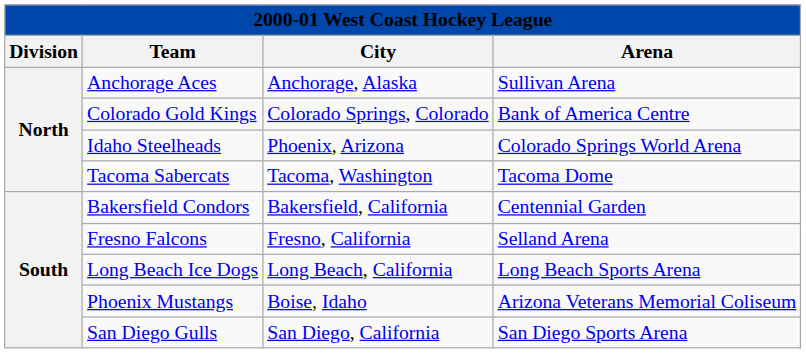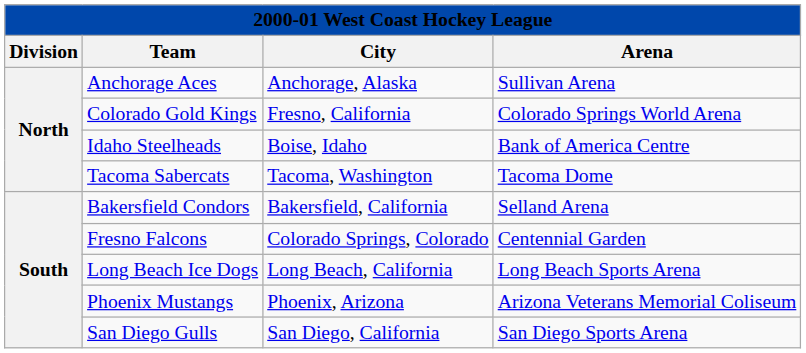(378, 113) Colorado Springs, Colorado -> (339, 113) Fresno, California
(594, 113) Bank of America Centre -> (619, 113) Colorado Springs World Arena
(336, 144) Phoenix, Arizona -> (317, 144) Boise, Idaho
(619, 144) Colorado Springs World Arena -> (594, 144) Bank of America Centre
(572, 207) Centennial Garden -> (553, 207) Selland Arena
(339, 238) Fresno, California -> (378, 238) Colorado Springs, Colorado
(553, 238) Selland Arena -> (572, 238) Centennial Garden
(317, 301) Boise, Idaho -> (336, 301) Phoenix, Arizona
